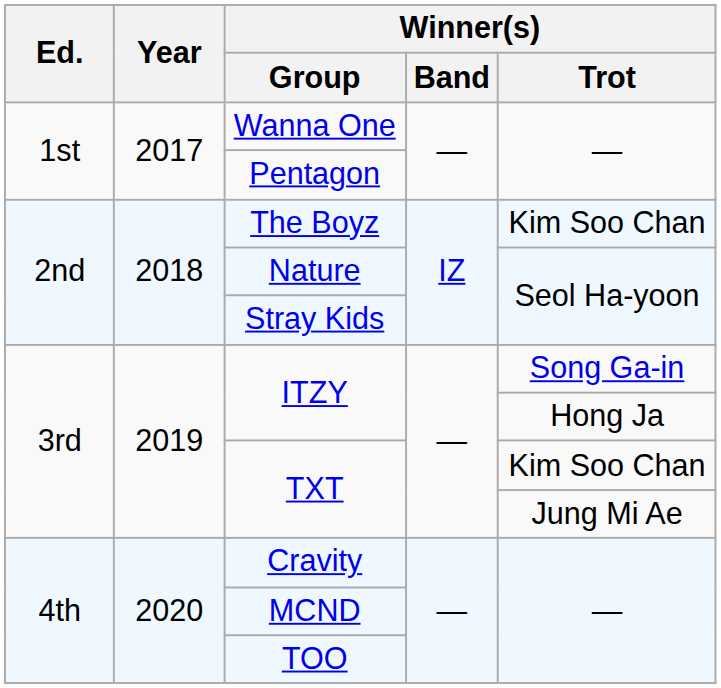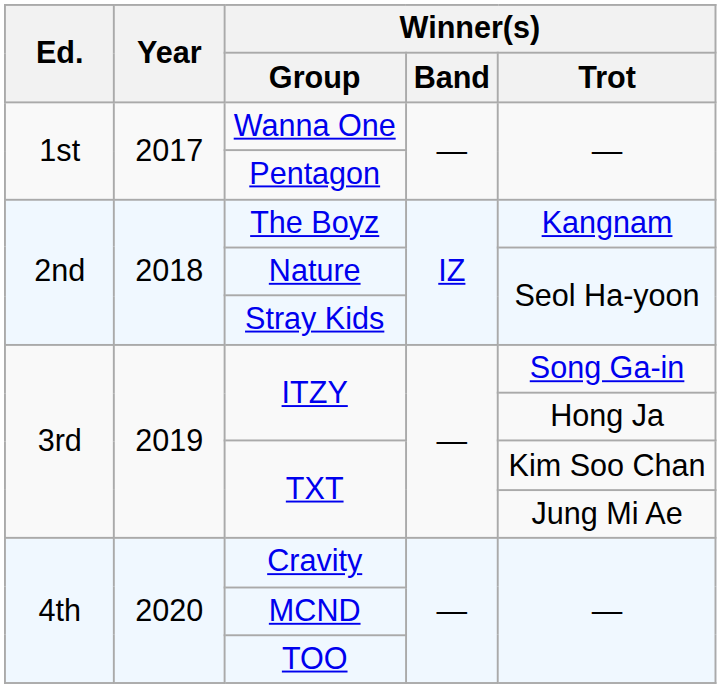(607, 222) Kim Soo Chan -> (607, 222) Kangnam
